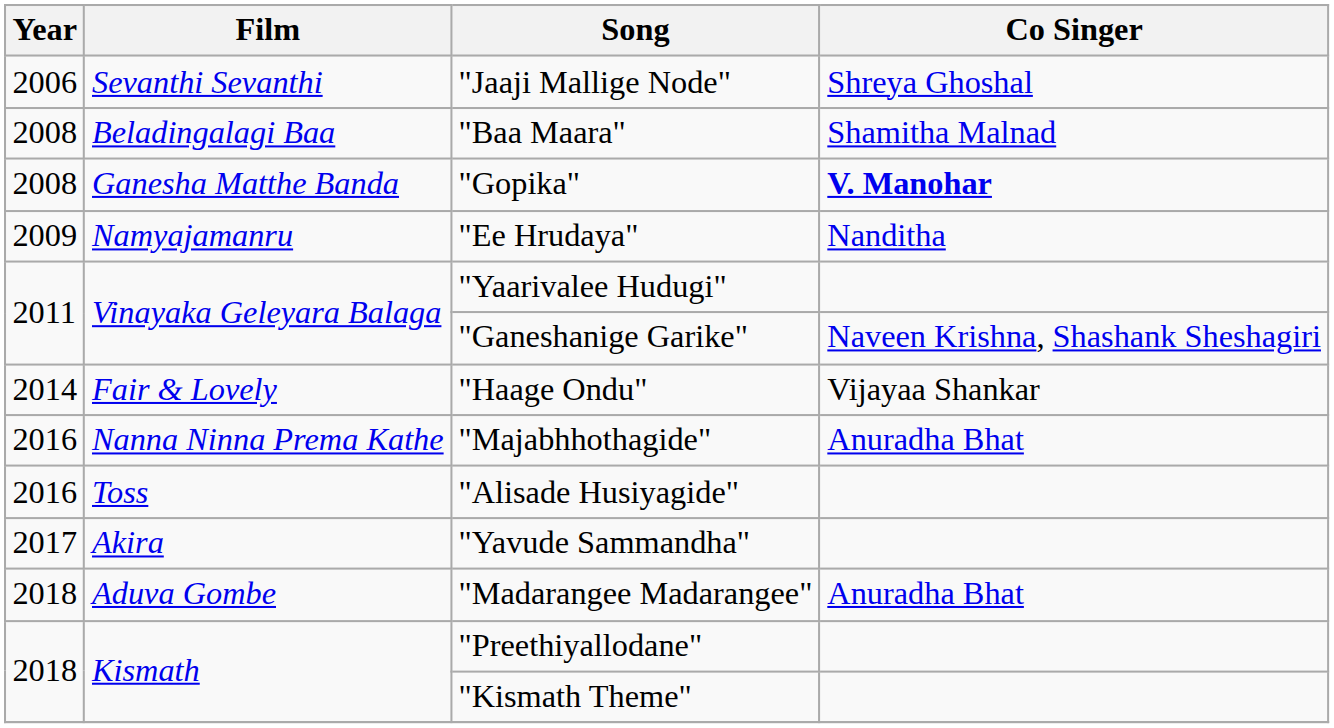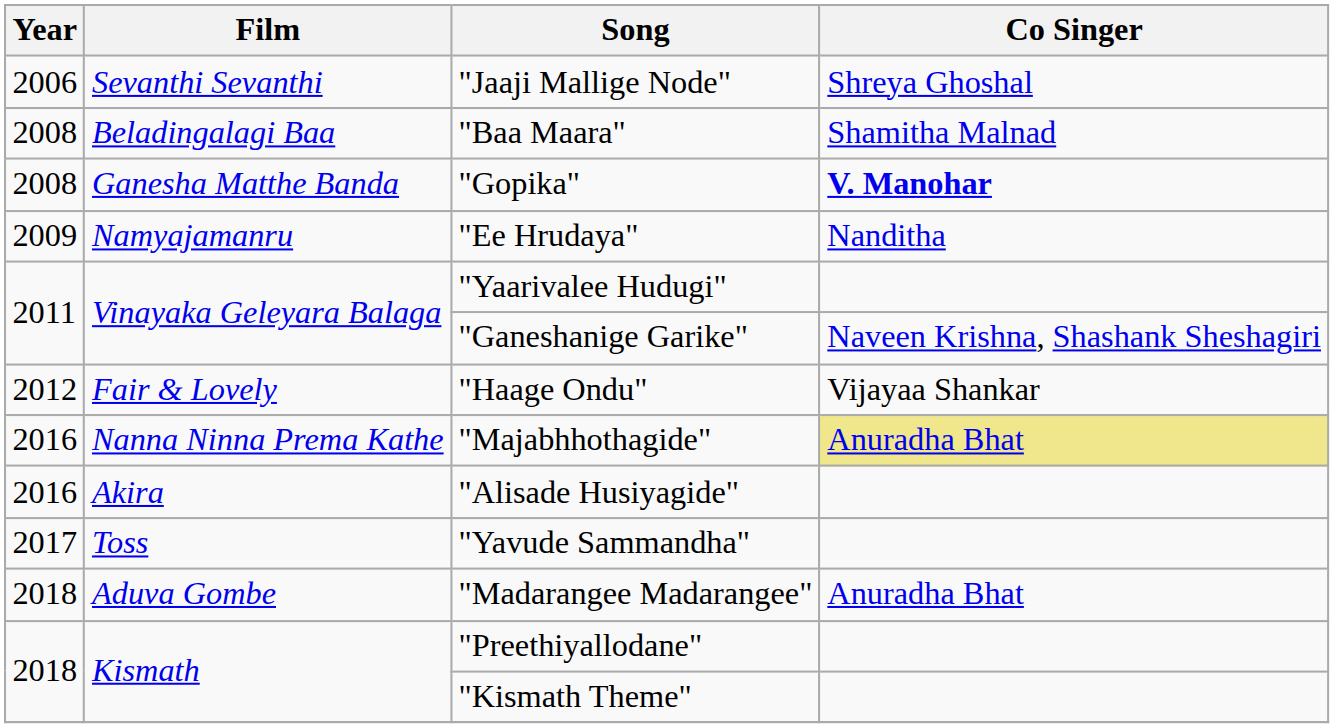(45, 388) 2014 -> (45, 388) 2012
(926, 440) no background -> (926, 440) khaki background
(120, 491) Toss -> (128, 491) Akira
(128, 542) Akira -> (120, 542) Toss
